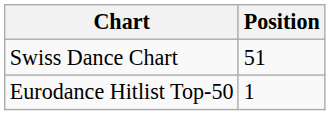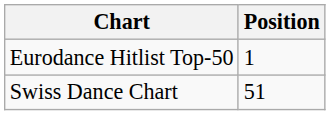rows swapped: (122, 92) <-> (94, 57)
